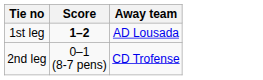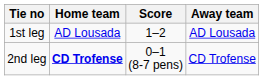+ column: (87, 14)
(79, 33) bold -> (156, 33) normal
